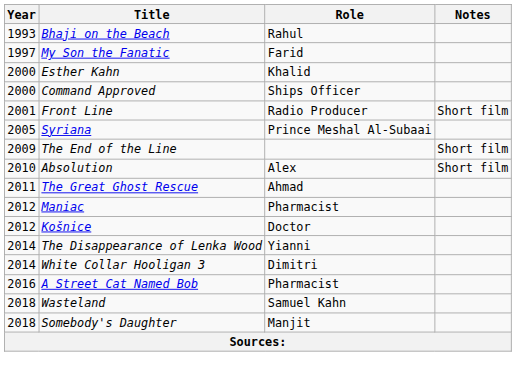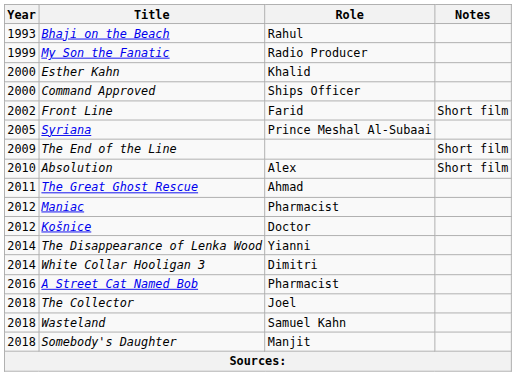(22, 53) 1997 -> (22, 53) 1999
(286, 53) Farid -> (318, 53) Radio Producer
(22, 110) 2001 -> (22, 110) 2002
(318, 110) Radio Producer -> (286, 110) Farid
+ row: (88, 303)
